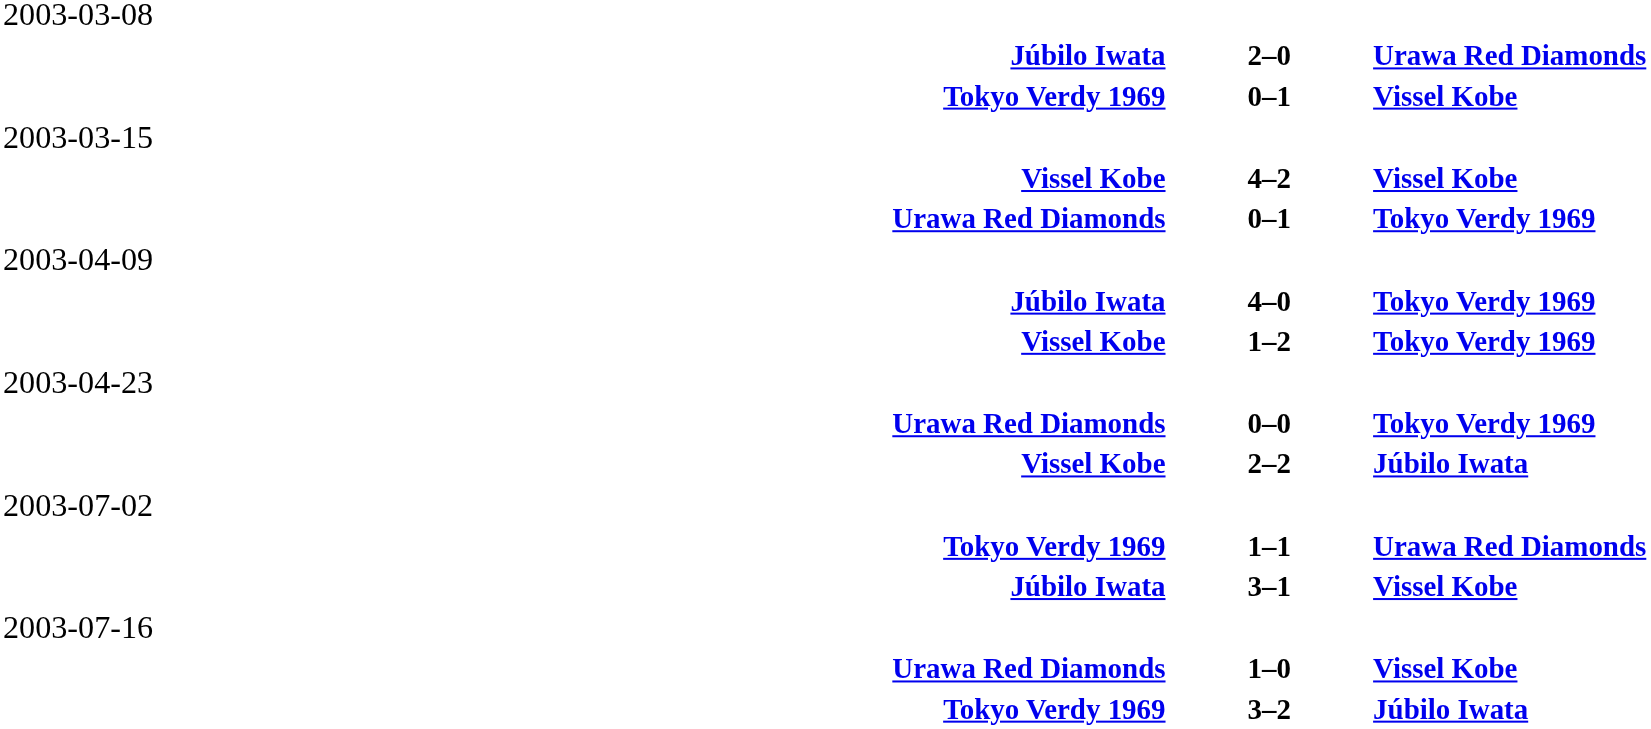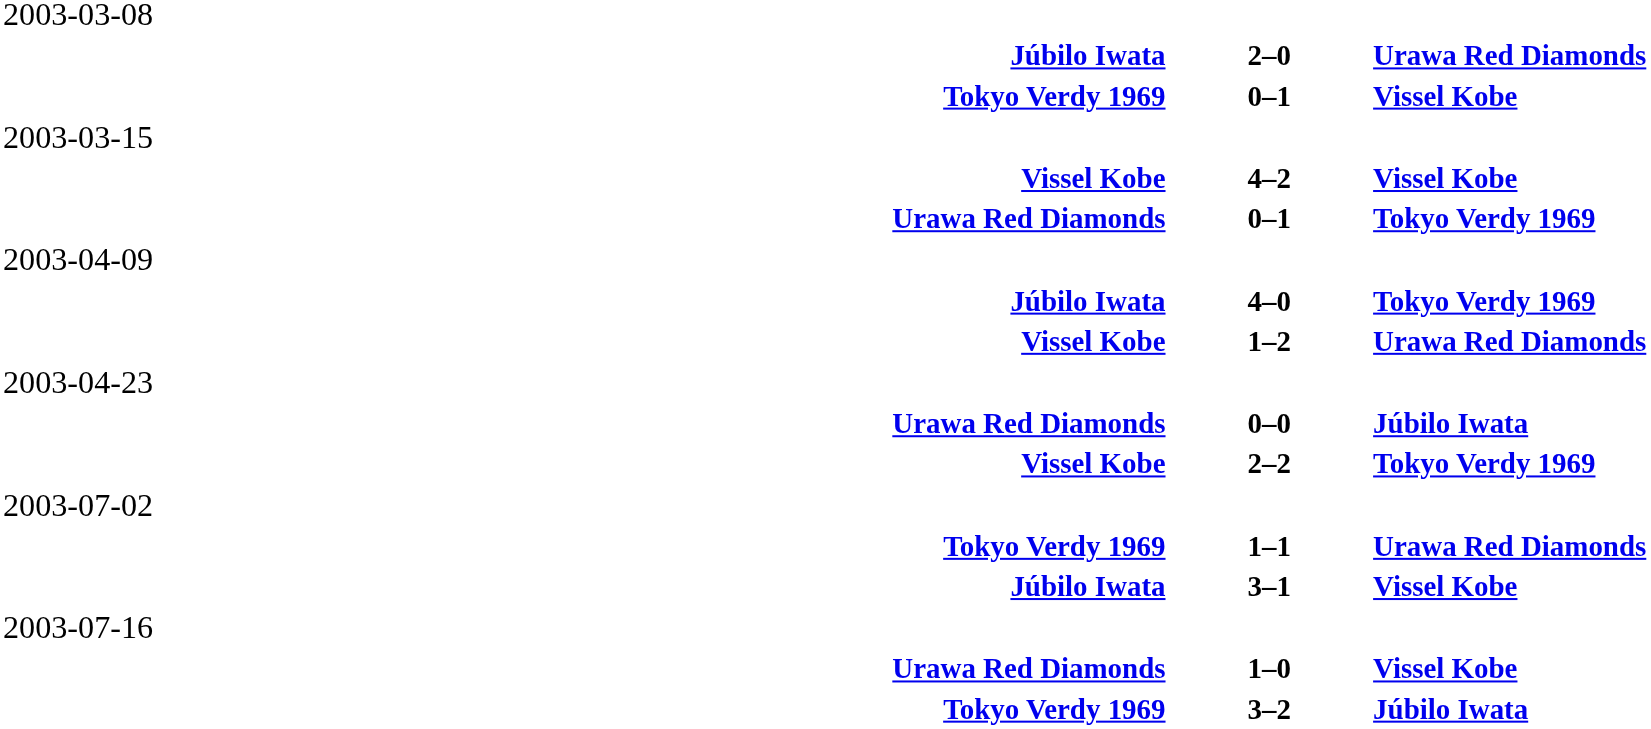(1484, 341) Tokyo Verdy 1969 -> (1510, 341) Urawa Red Diamonds
(1484, 423) Tokyo Verdy 1969 -> (1451, 423) Júbilo Iwata
(1451, 463) Júbilo Iwata -> (1484, 463) Tokyo Verdy 1969
